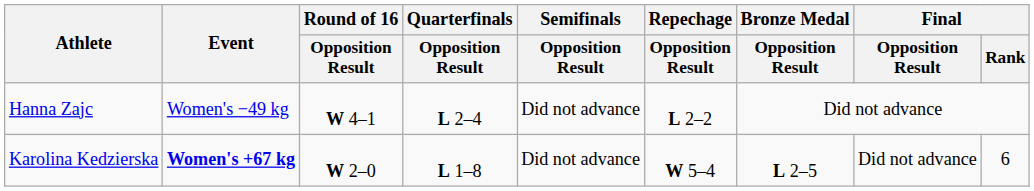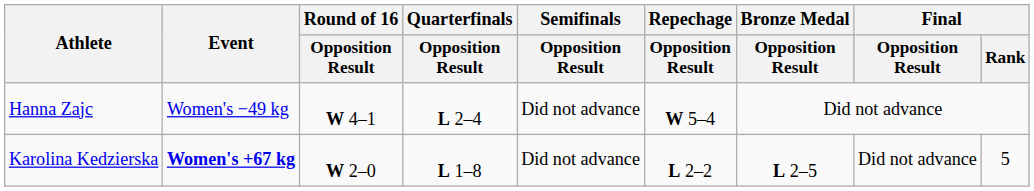(690, 119) L 2–2 -> (690, 119) W 5–4
(690, 171) W 5–4 -> (690, 171) L 2–2
(1005, 160) 6 -> (1005, 160) 5
